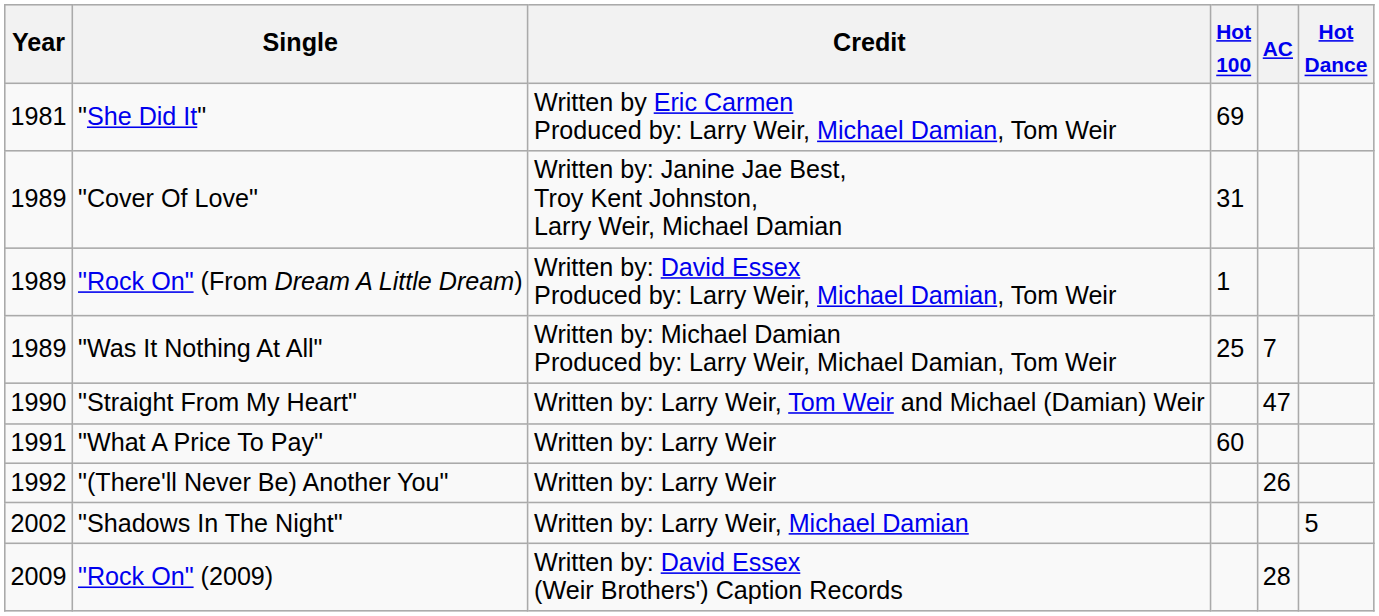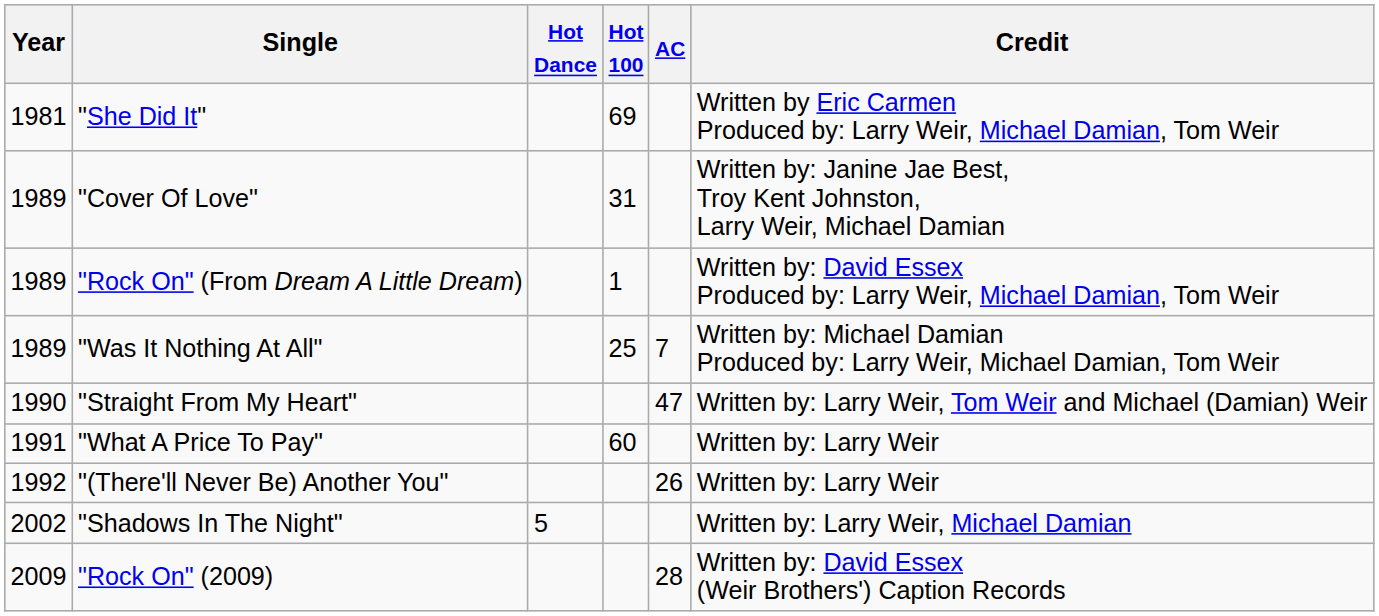columns swapped: (869, 43) <-> (1336, 49)
